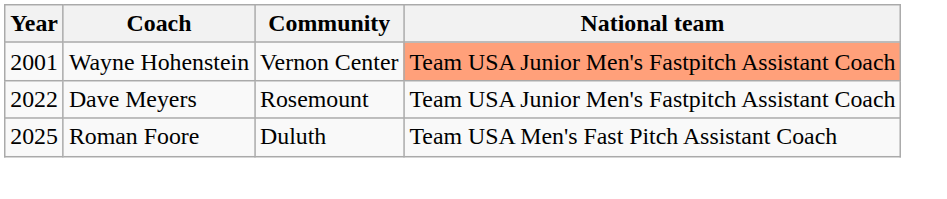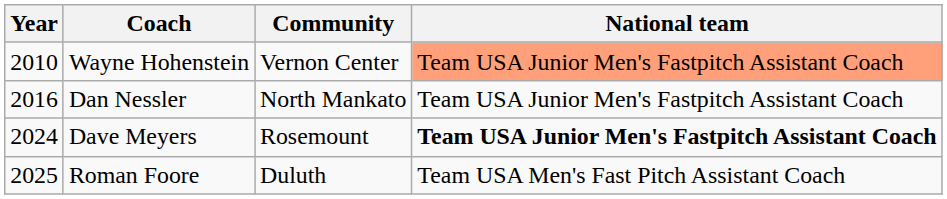(34, 61) 2001 -> (34, 61) 2010
+ row: (127, 99)
(34, 99) 2022 -> (34, 136) 2024
(652, 99) normal -> (677, 136) bold
